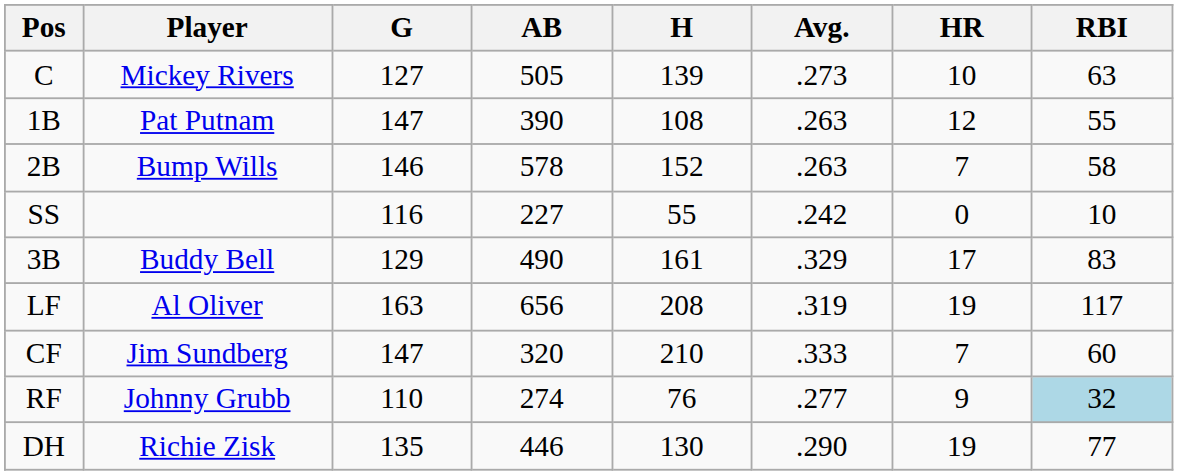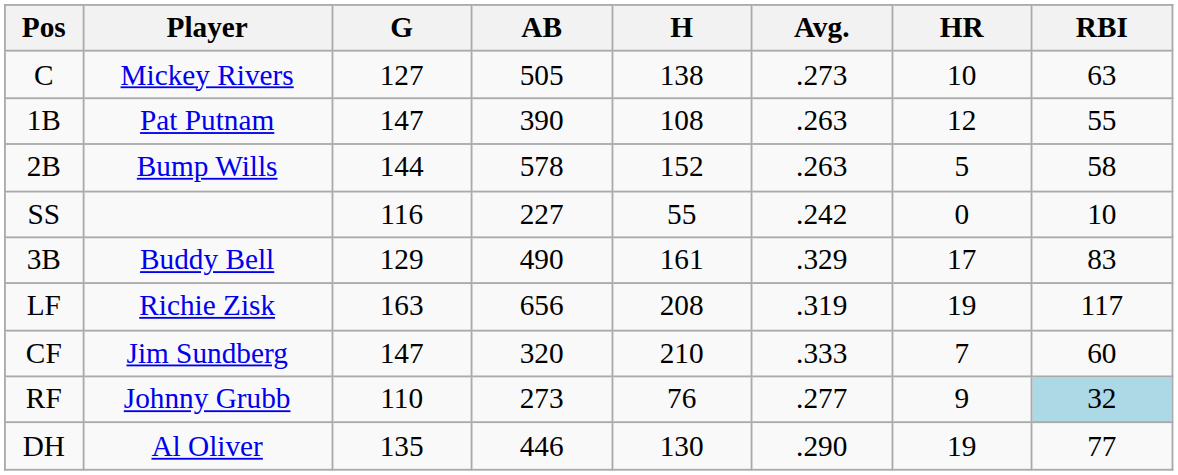(682, 74) 139 -> (682, 74) 138
(402, 167) 146 -> (402, 167) 144
(962, 167) 7 -> (962, 167) 5
(207, 306) Al Oliver -> (207, 306) Richie Zisk
(542, 399) 274 -> (542, 399) 273
(207, 445) Richie Zisk -> (207, 445) Al Oliver
